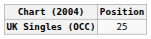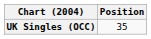(122, 27) 25 -> (122, 27) 35
